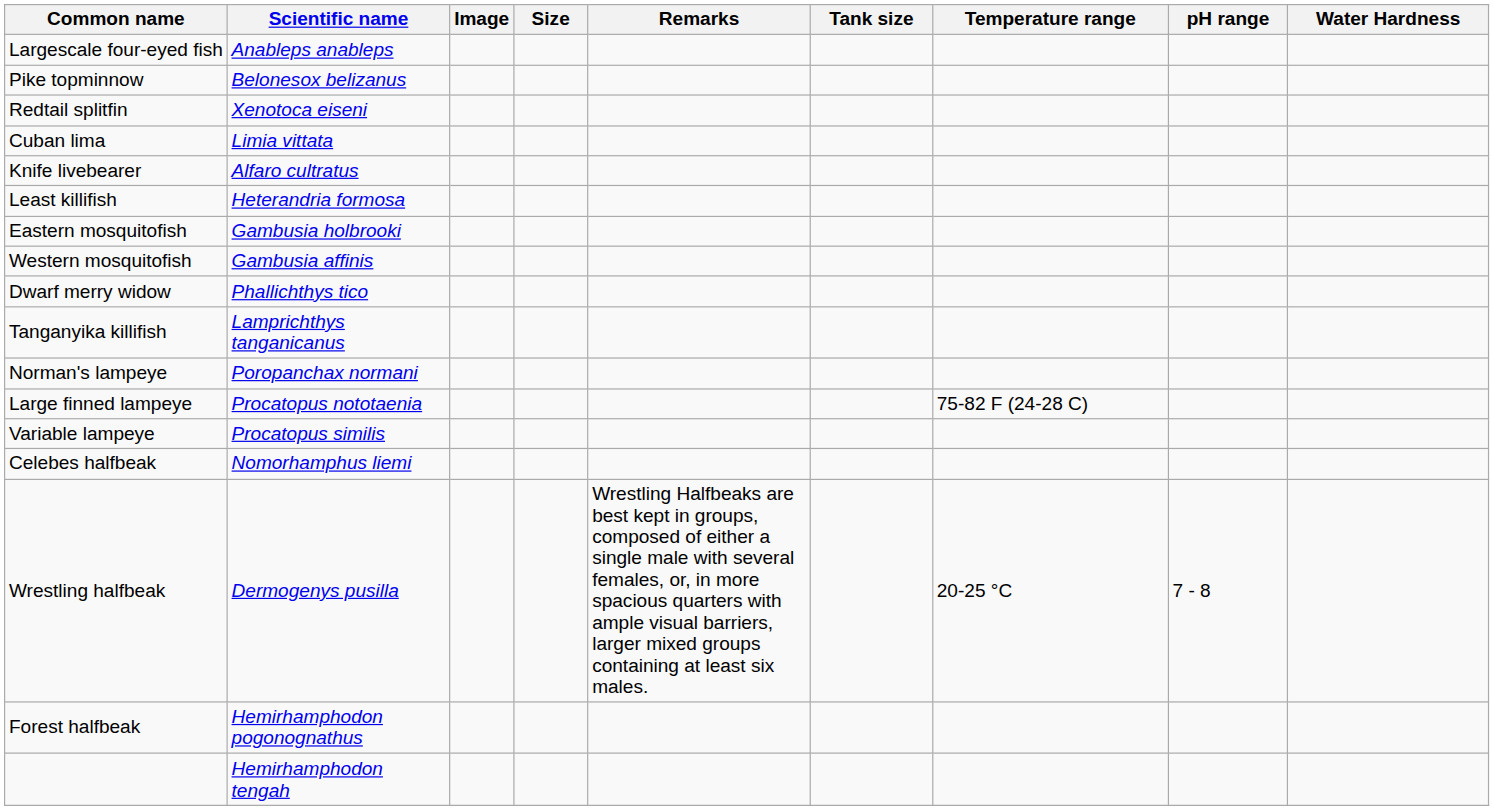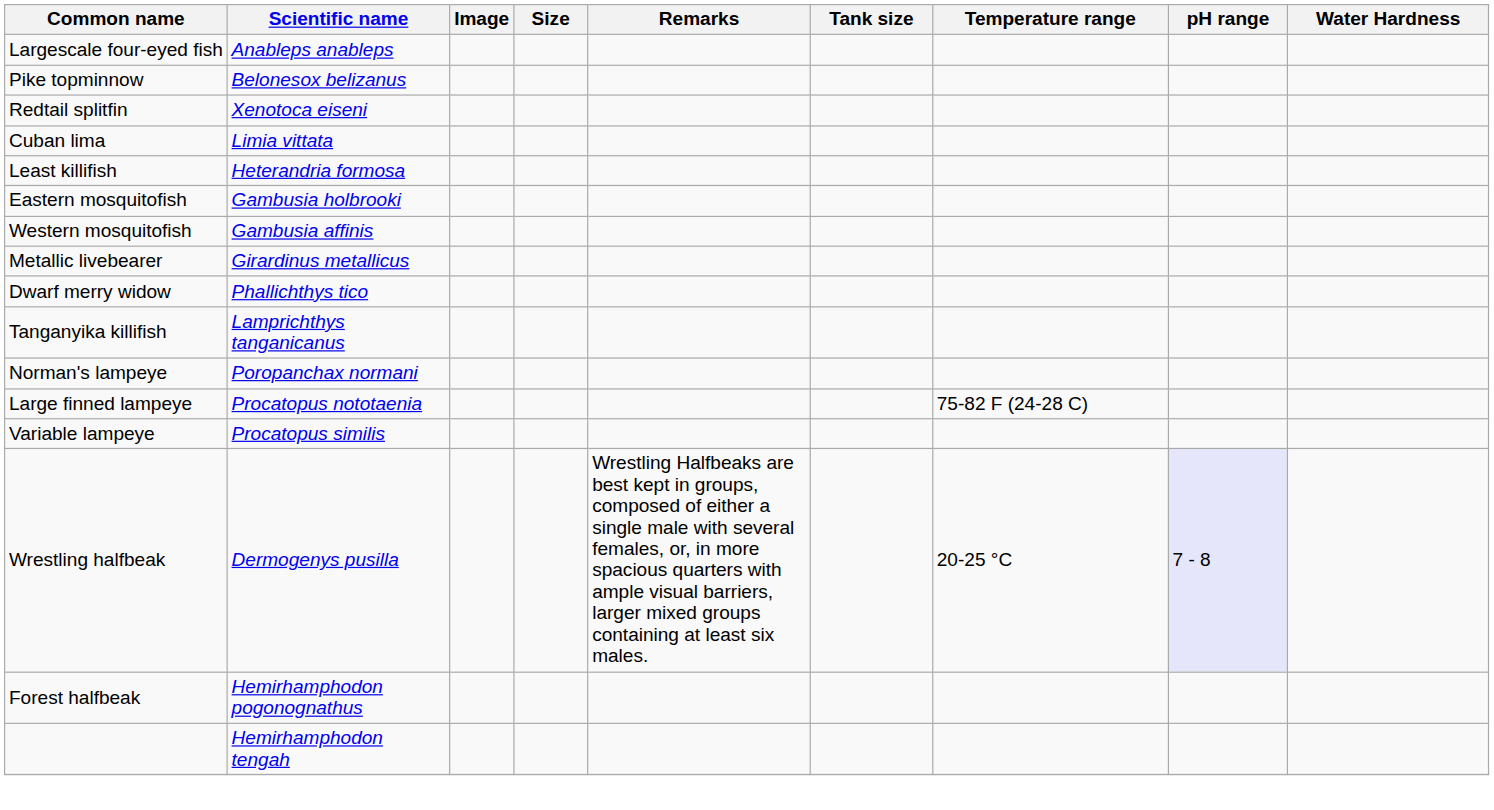- row: (75, 170)
+ row: (86, 261)
- row: (83, 463)
(1192, 590) no background -> (1192, 560) lavender background
